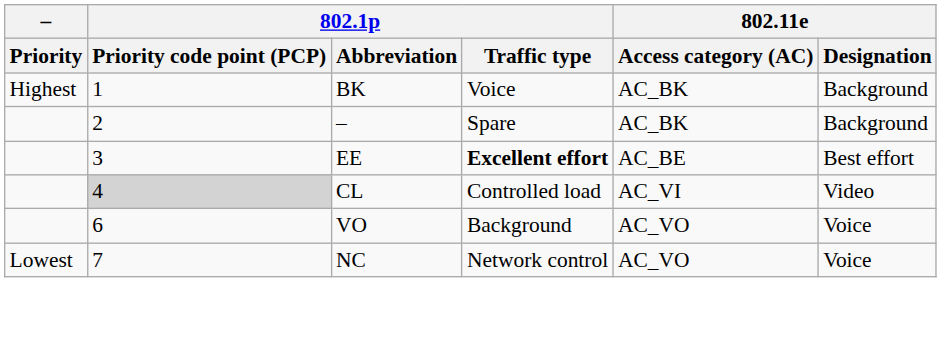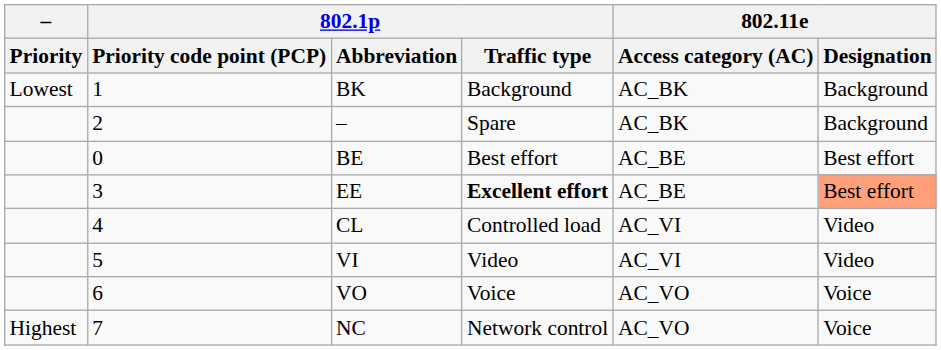(43, 89) Highest -> (41, 89) Lowest
(491, 89) Voice -> (519, 89) Background
+ row: (350, 157)
(869, 157) no background -> (869, 191) lightsalmon background
(97, 191) lightgrey background -> (97, 225) no background
+ row: (347, 259)
(519, 225) Background -> (491, 293) Voice
(41, 259) Lowest -> (43, 327) Highest
